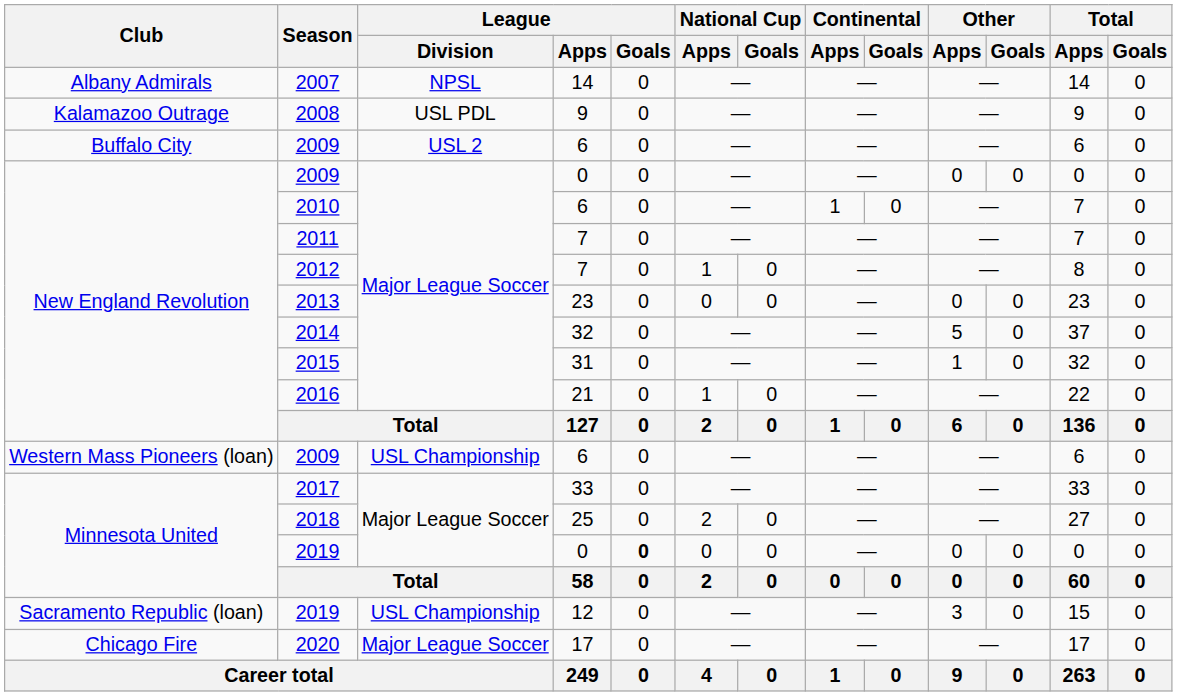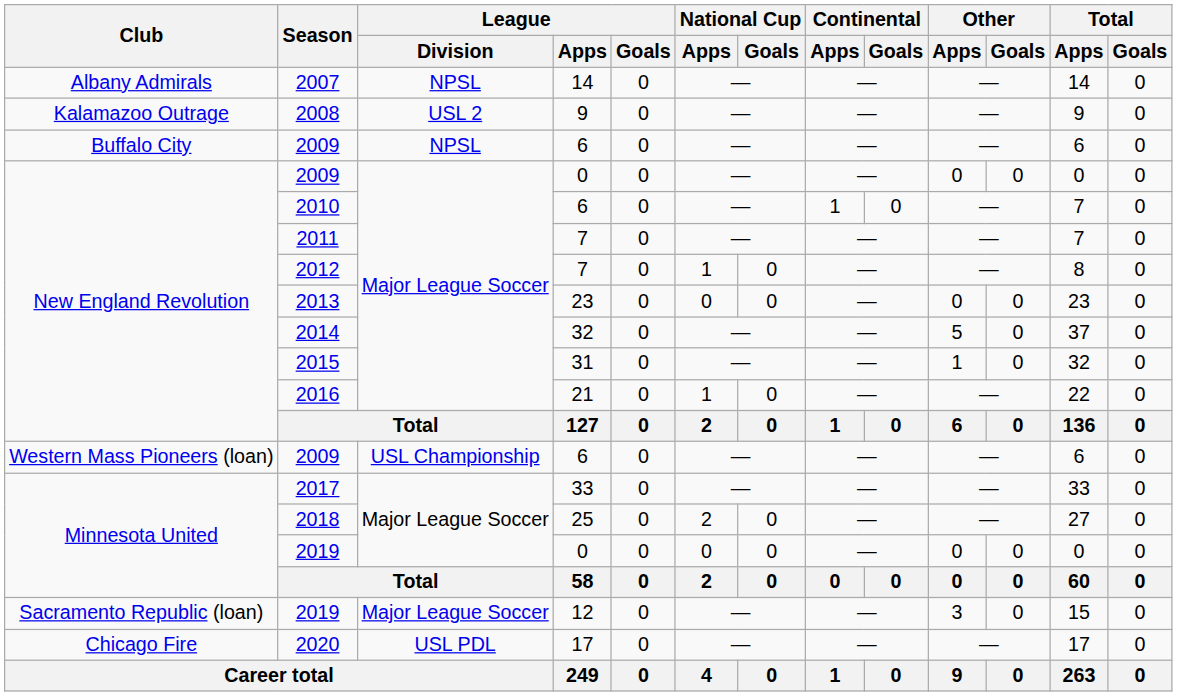(455, 113) USL PDL -> (455, 113) USL 2
(455, 144) USL 2 -> (455, 144) NPSL
(643, 550) bold -> (643, 550) normal
(455, 613) USL Championship -> (455, 613) Major League Soccer
(455, 644) Major League Soccer -> (455, 644) USL PDL
